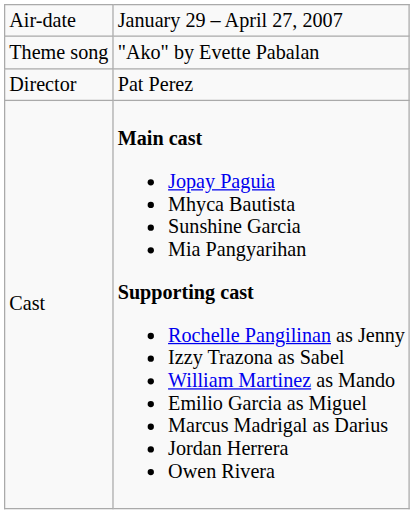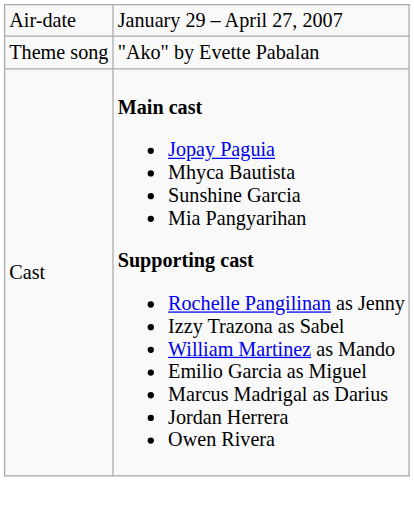- row: (43, 84)
